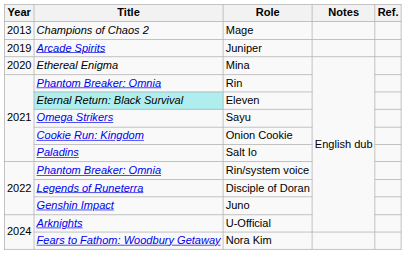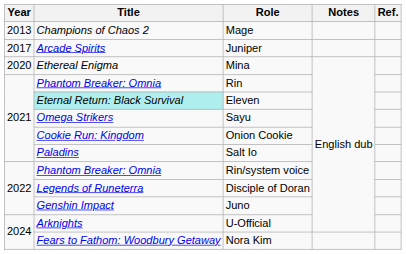(19, 48) 2019 -> (19, 48) 2017
